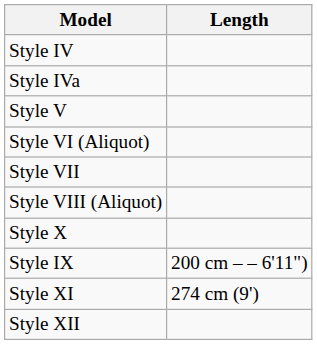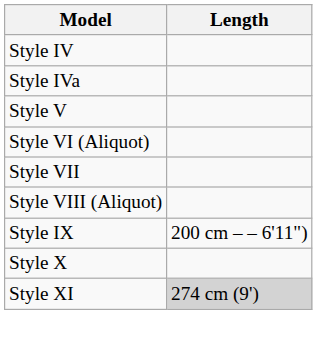rows swapped: (41, 263) <-> (38, 232)
(215, 293) no background -> (215, 293) lightgrey background
- row: (44, 324)
